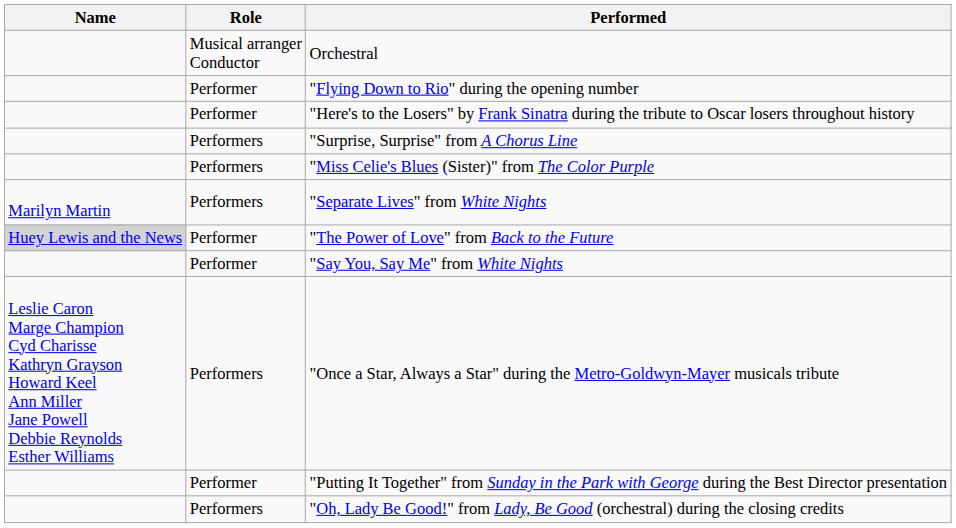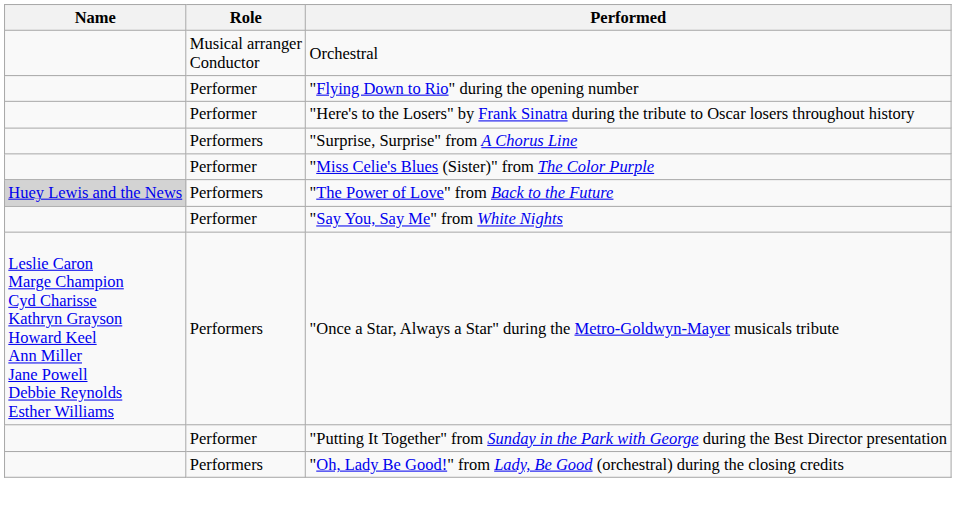(226, 166) Performers -> (223, 166) Performer
- row: (428, 202)
(223, 237) Performer -> (226, 192) Performers
